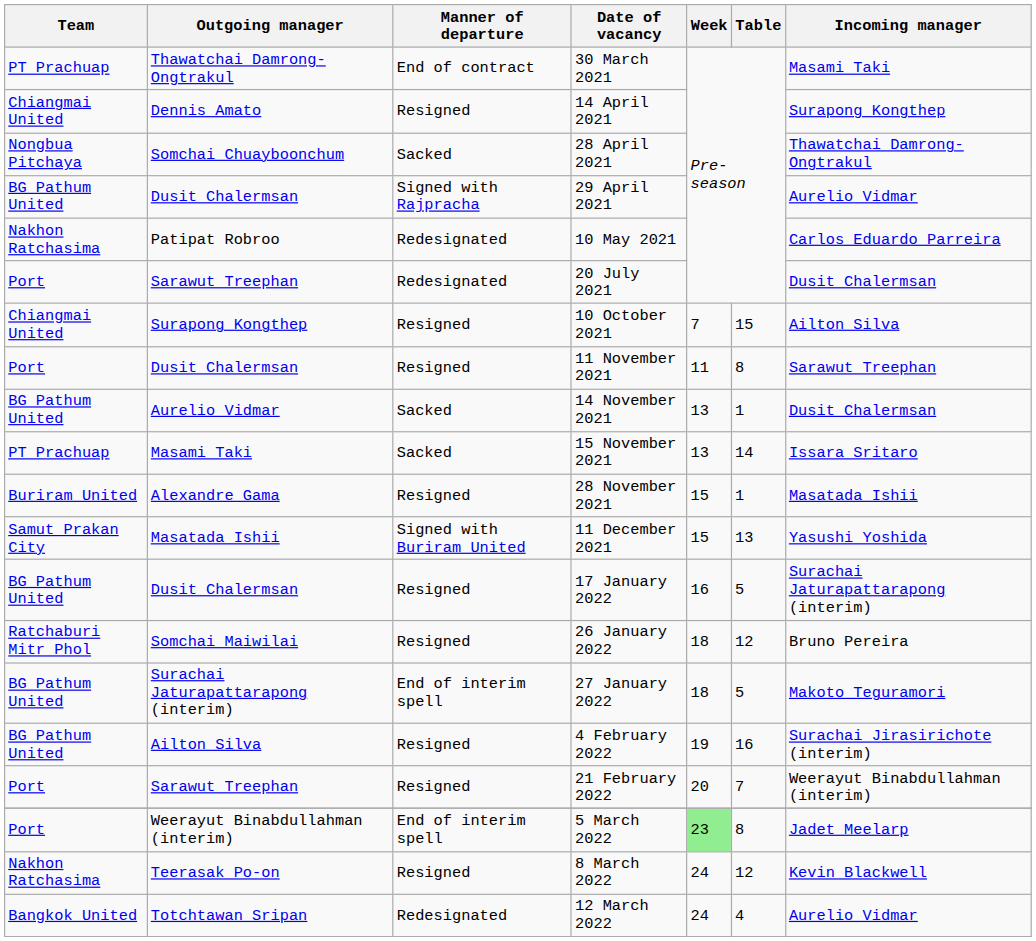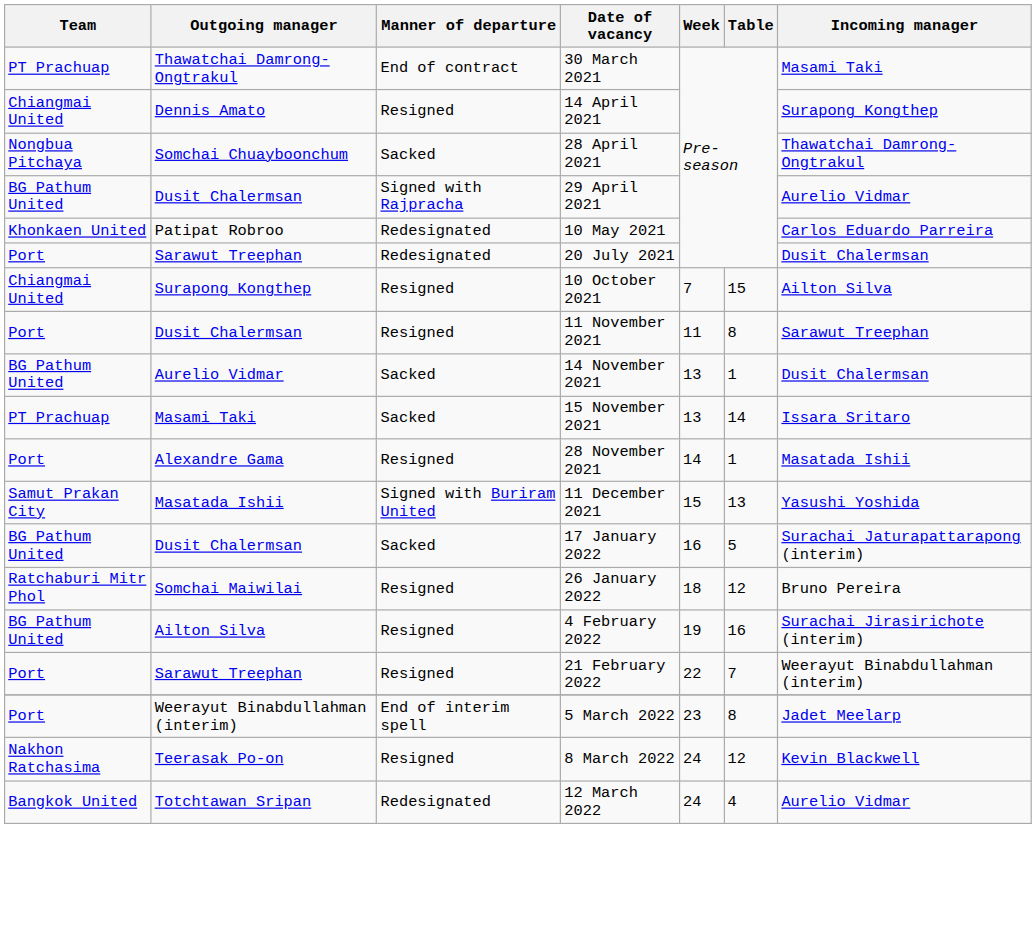(54, 239) Nakhon Ratchasima -> (77, 231) Khonkaen United
(73, 496) Buriram United -> (27, 460) Port
(700, 496) 15 -> (692, 460) 14
(434, 590) Resigned -> (408, 546) Sacked
- row: (621, 693)
(700, 787) 20 -> (692, 674) 22
(700, 830) lightgreen background -> (692, 716) no background
